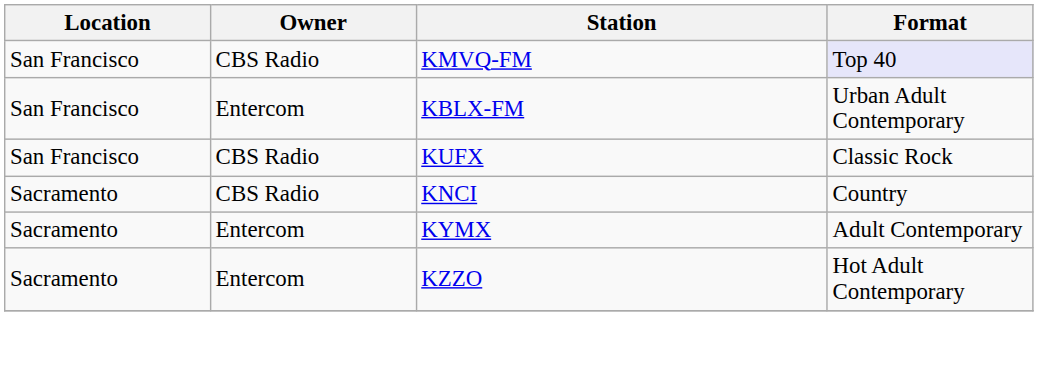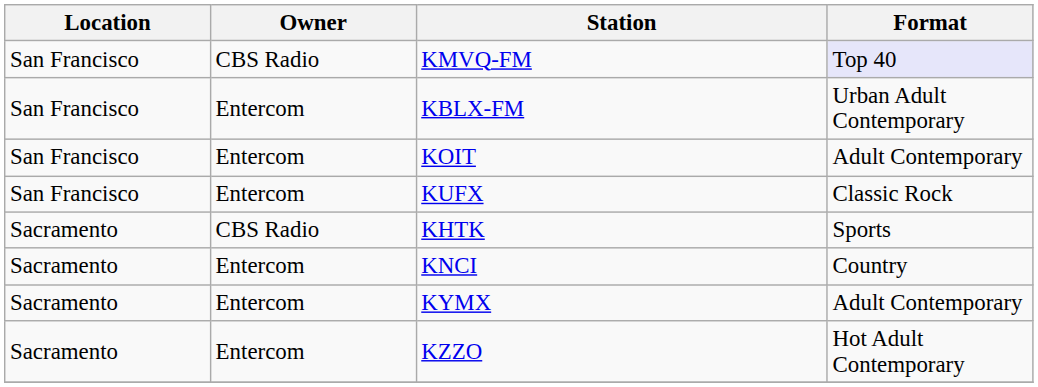+ row: (449, 157)
(267, 157) CBS Radio -> (260, 193) Entercom
+ row: (453, 229)
(267, 193) CBS Radio -> (260, 266) Entercom
